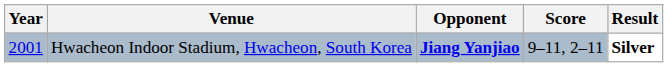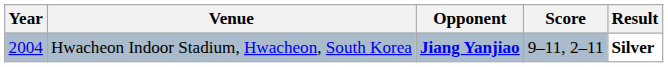(26, 47) 2001 -> (26, 47) 2004
